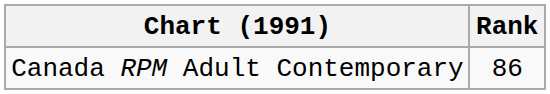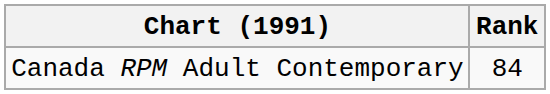(507, 69) 86 -> (507, 69) 84
